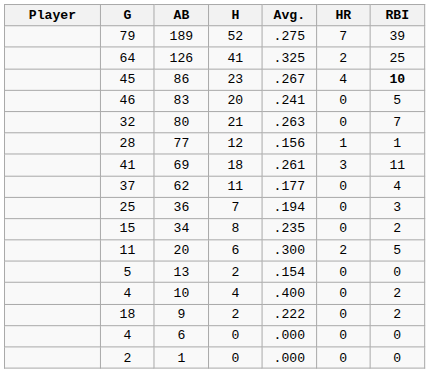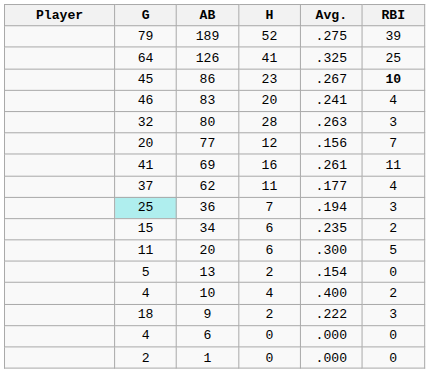- column: (343, 15)
(397, 101) 5 -> (393, 101) 4
(235, 122) 21 -> (269, 122) 28
(397, 122) 7 -> (393, 122) 3
(127, 144) 28 -> (146, 144) 20
(397, 144) 1 -> (393, 144) 7
(235, 165) 18 -> (269, 165) 16
(127, 208) no background -> (146, 208) paleturquoise background
(235, 229) 8 -> (269, 229) 6
(397, 315) 2 -> (393, 315) 3
